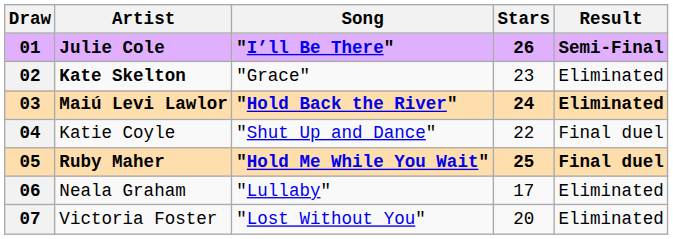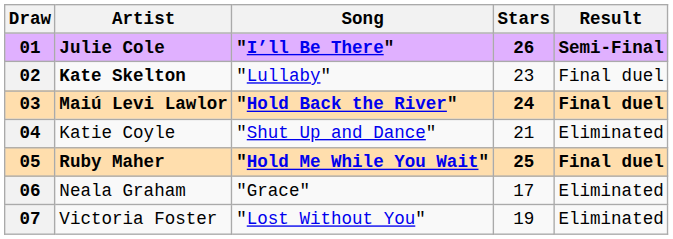(273, 76) "Grace" -> (284, 76) "Lullaby"
(611, 76) Eliminated -> (611, 76) Final duel
(611, 105) Eliminated -> (611, 105) Final duel
(524, 133) 22 -> (524, 133) 21
(611, 133) Final duel -> (611, 133) Eliminated
(284, 191) "Lullaby" -> (273, 191) "Grace"
(524, 219) 20 -> (524, 219) 19
